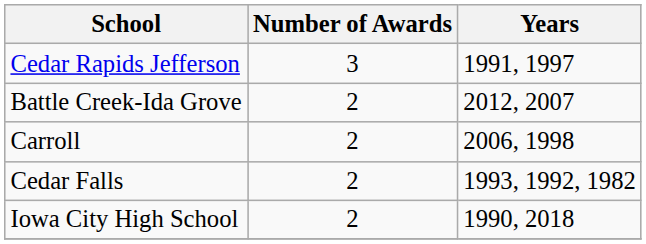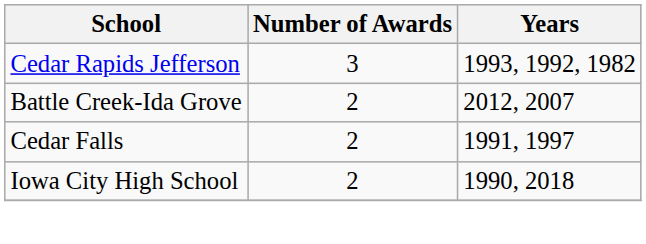(519, 63) 1991, 1997 -> (550, 63) 1993, 1992, 1982
- row: (45, 141)
(550, 180) 1993, 1992, 1982 -> (519, 141) 1991, 1997
